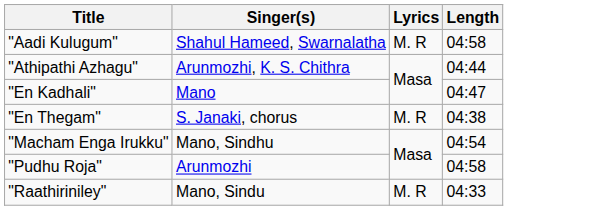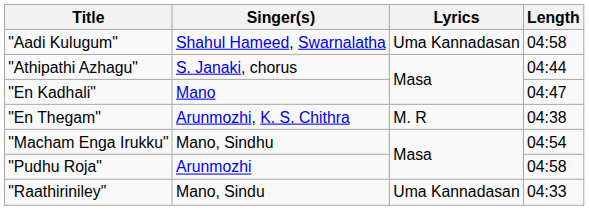(410, 42) M. R -> (456, 42) Uma Kannadasan
(263, 67) Arunmozhi, K. S. Chithra -> (237, 67) S. Janaki, chorus
(237, 117) S. Janaki, chorus -> (263, 117) Arunmozhi, K. S. Chithra
(410, 192) M. R -> (456, 192) Uma Kannadasan
